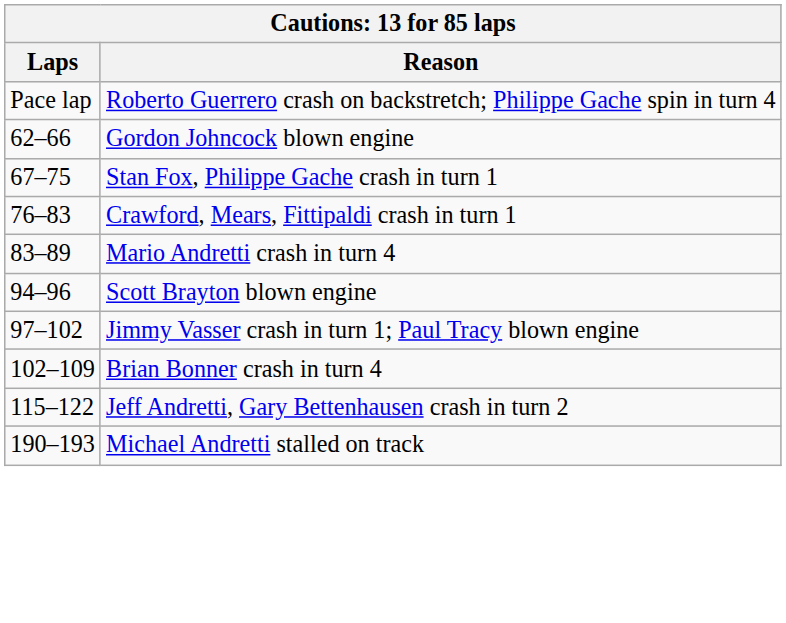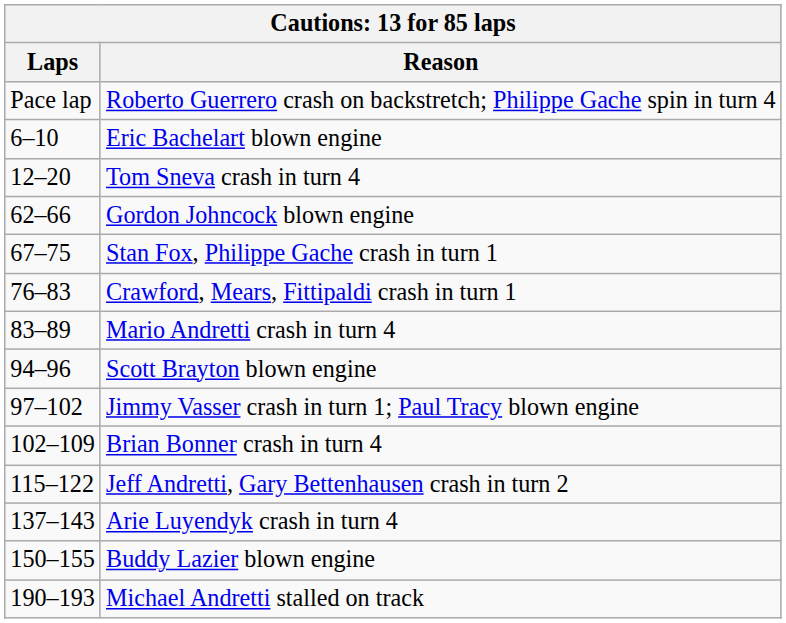+ row: (244, 138)
+ row: (233, 176)
+ row: (252, 521)
+ row: (241, 560)
